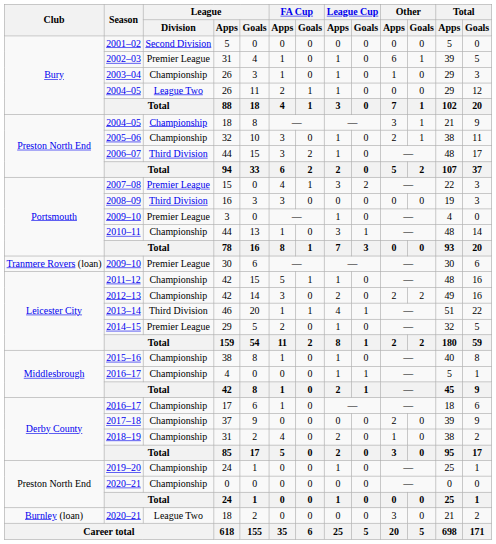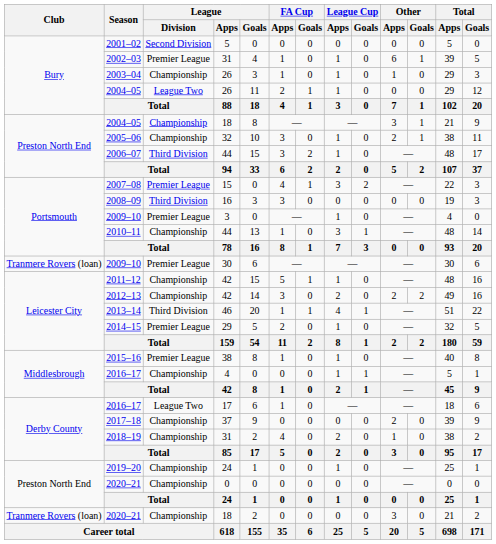(178, 358) Championship -> (178, 358) Premier League
(178, 405) Championship -> (178, 405) League Two
(54, 515) Burnley (loan) -> (54, 515) Tranmere Rovers (loan)
(178, 515) League Two -> (178, 515) Championship
